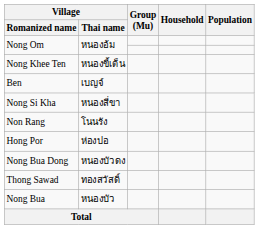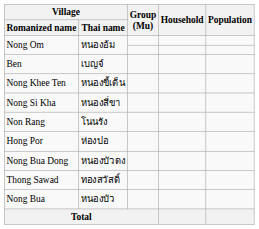rows swapped: (36, 64) <-> (14, 83)
